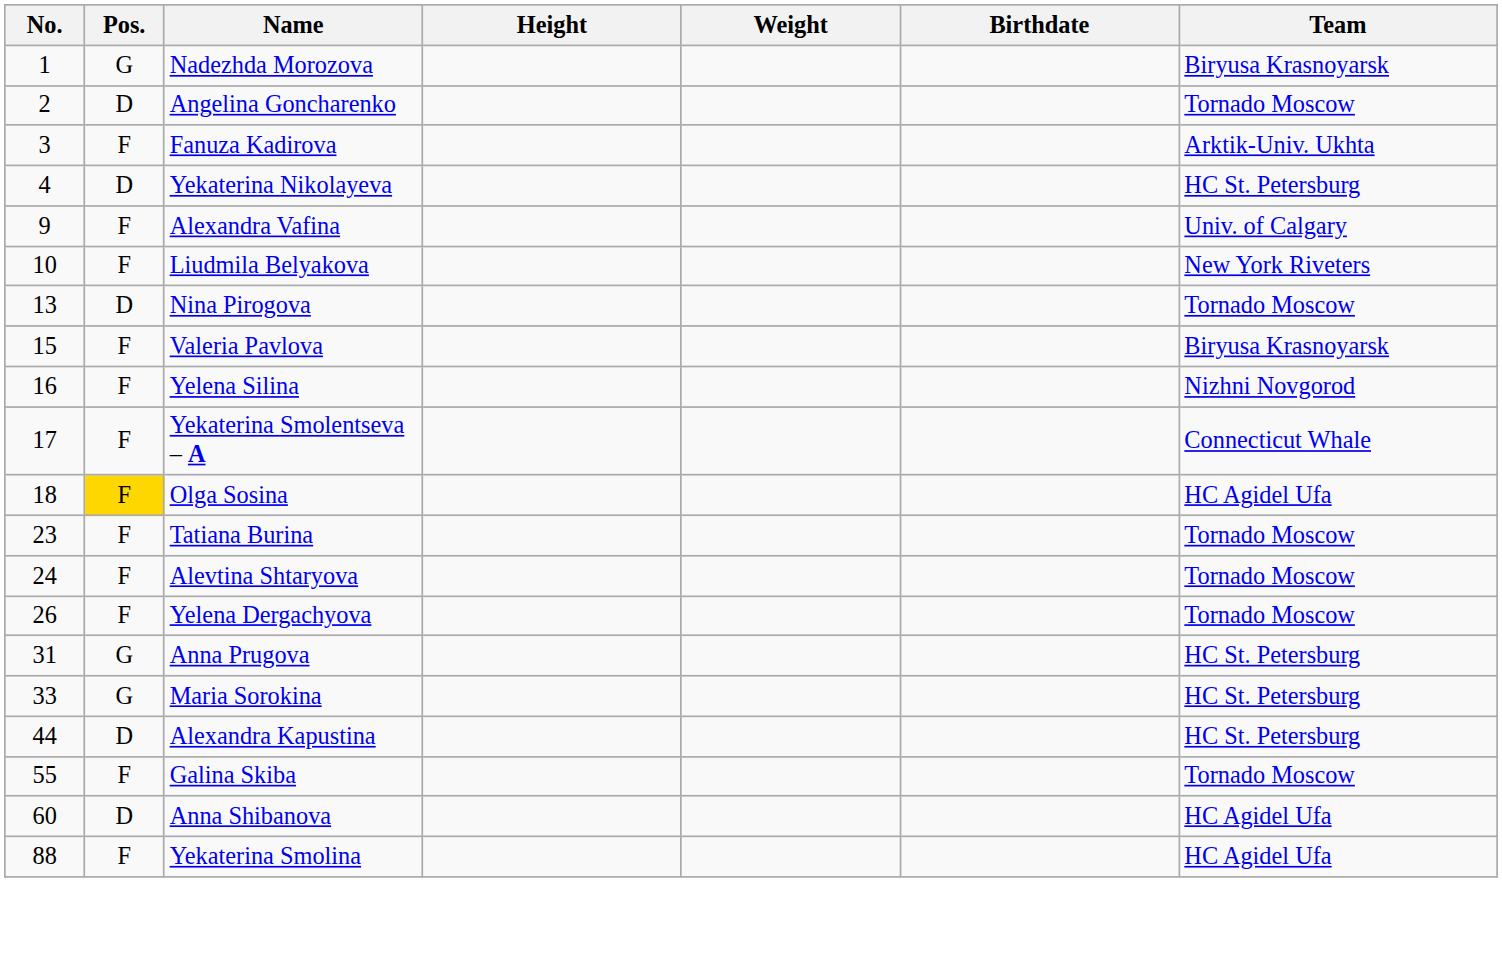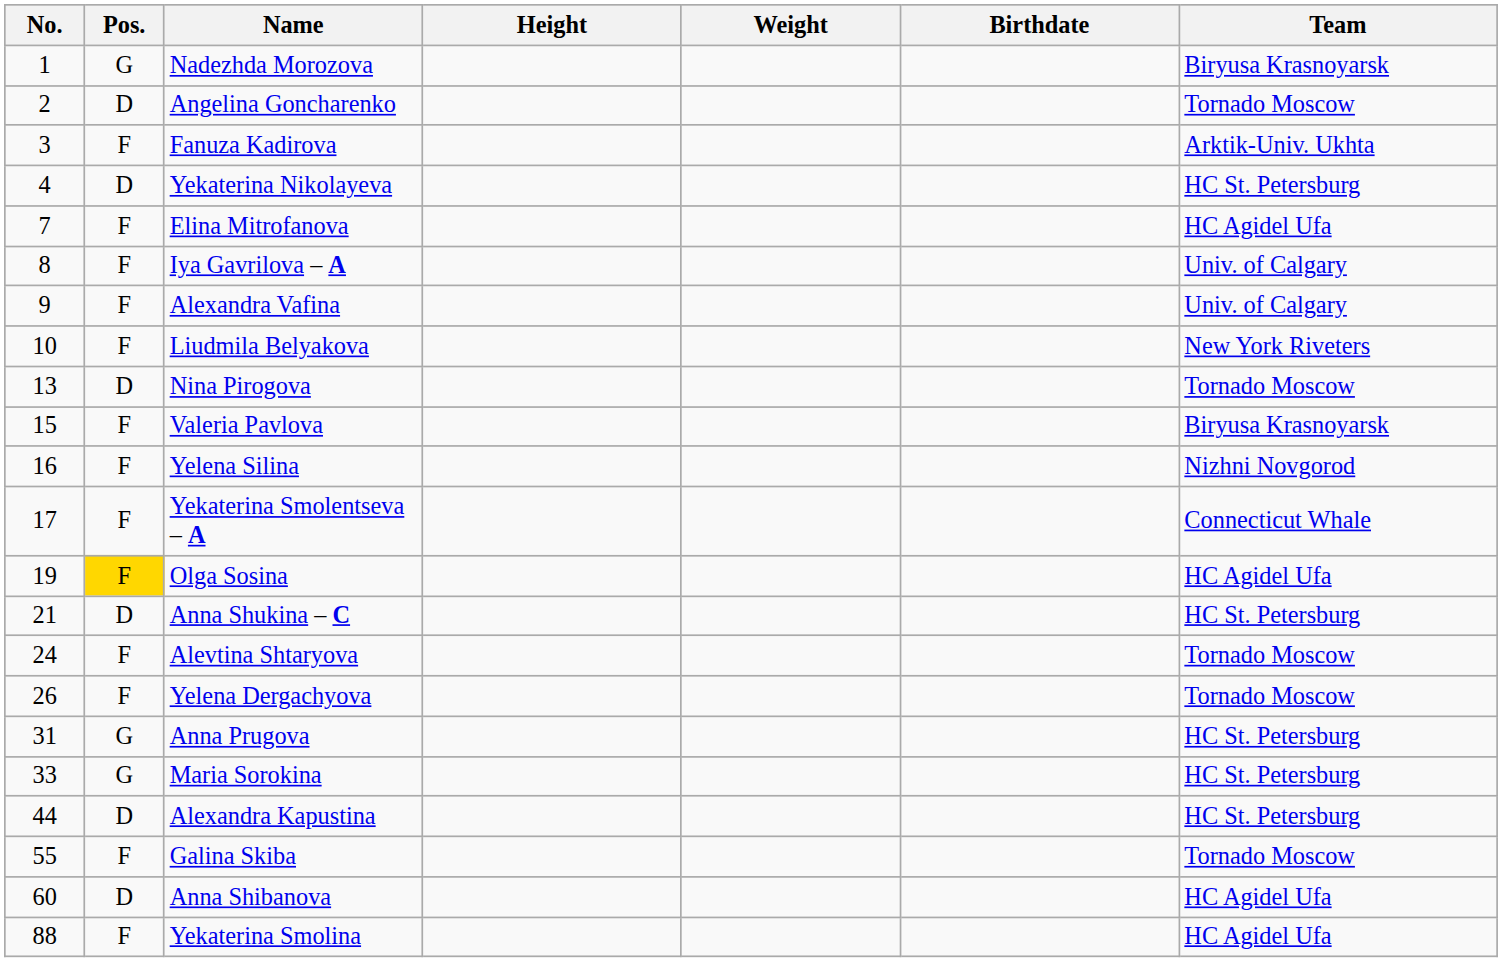+ row: (259, 225)
+ row: (258, 265)
(45, 495) 18 -> (45, 575) 19
+ row: (260, 615)
- row: (241, 535)
